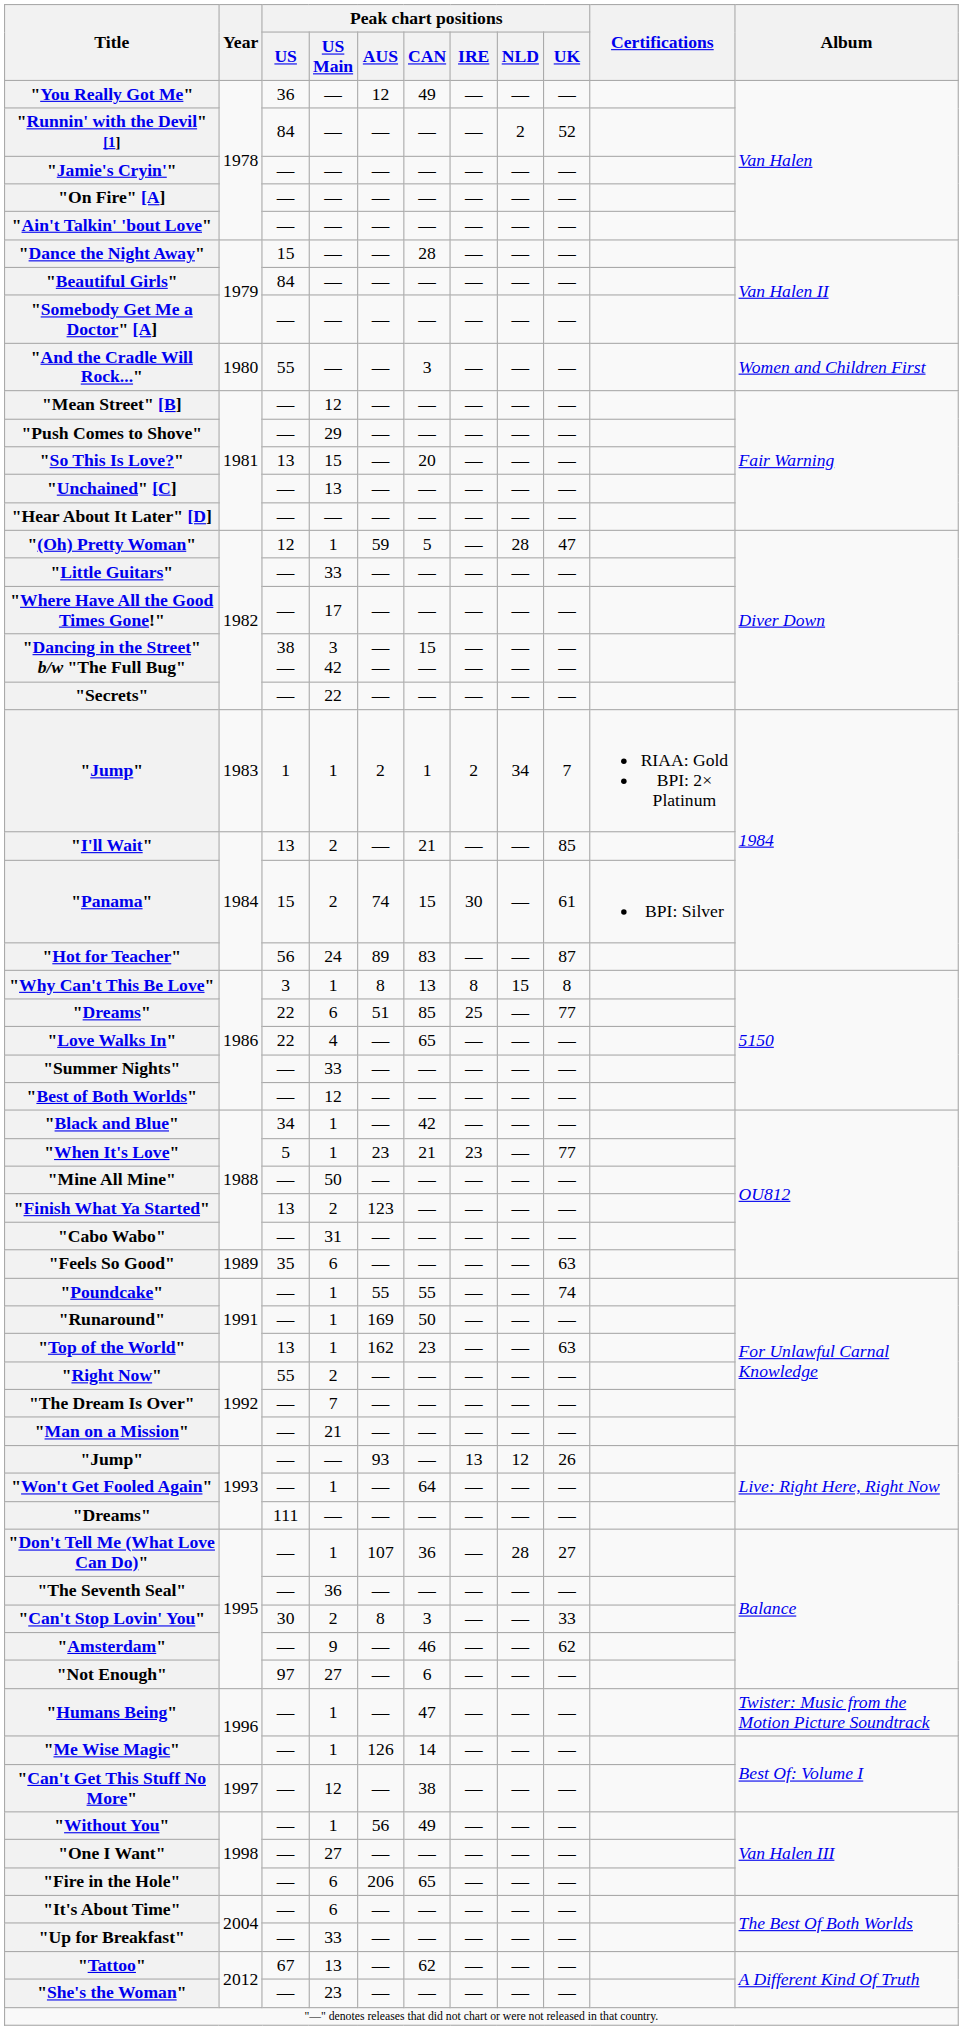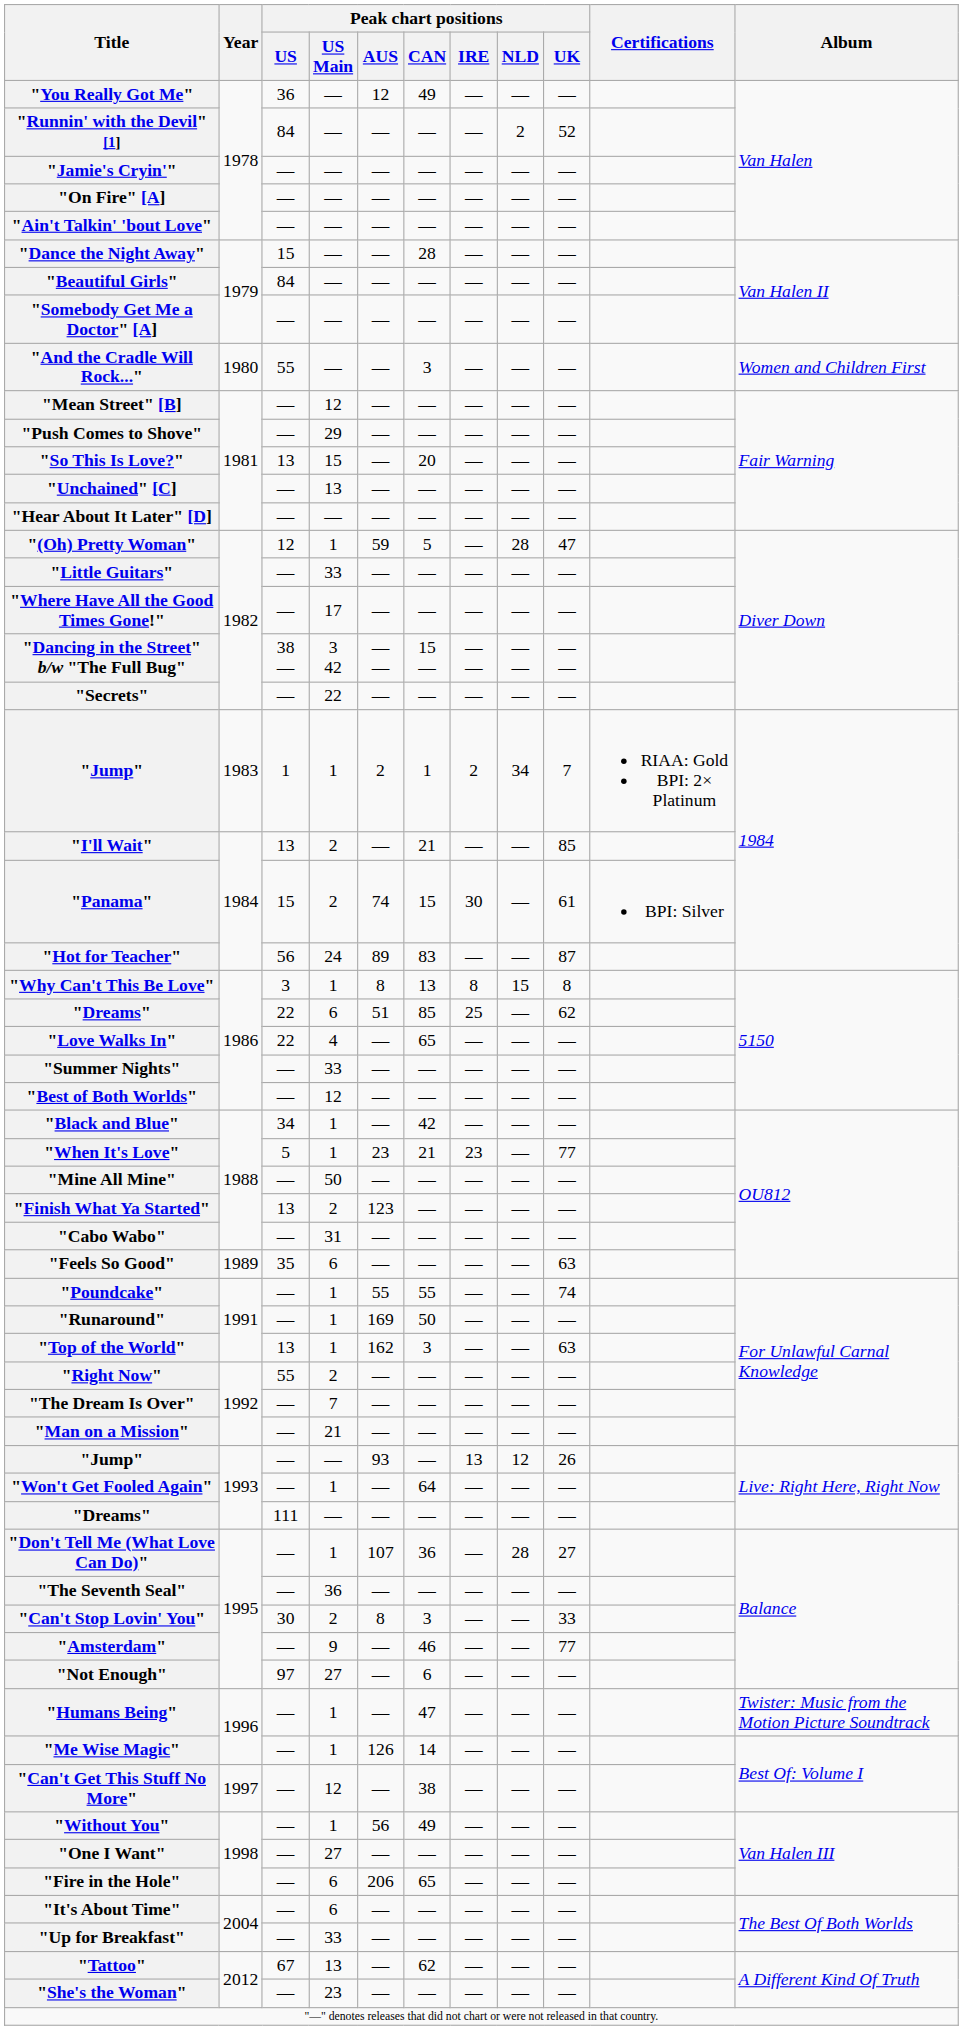(567, 1012) 77 -> (567, 1012) 62
(427, 1347) 23 -> (427, 1347) 3
(567, 1646) 62 -> (567, 1646) 77
